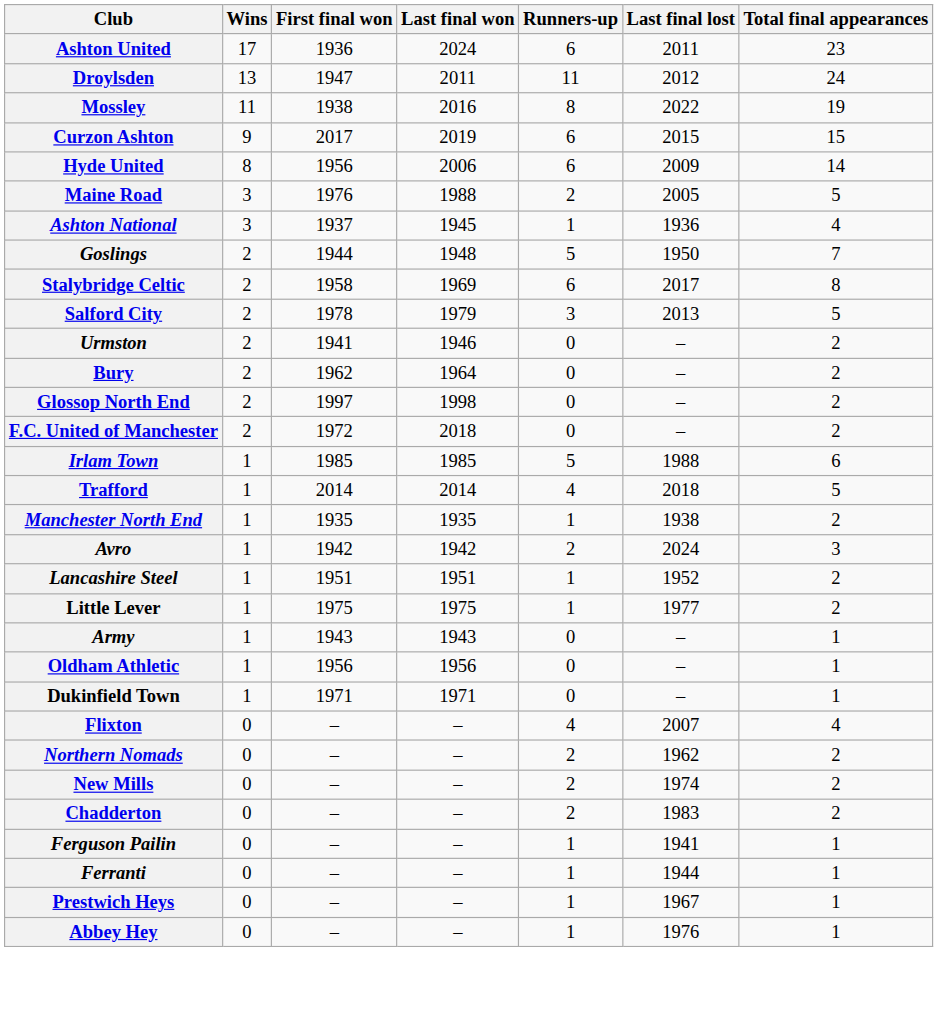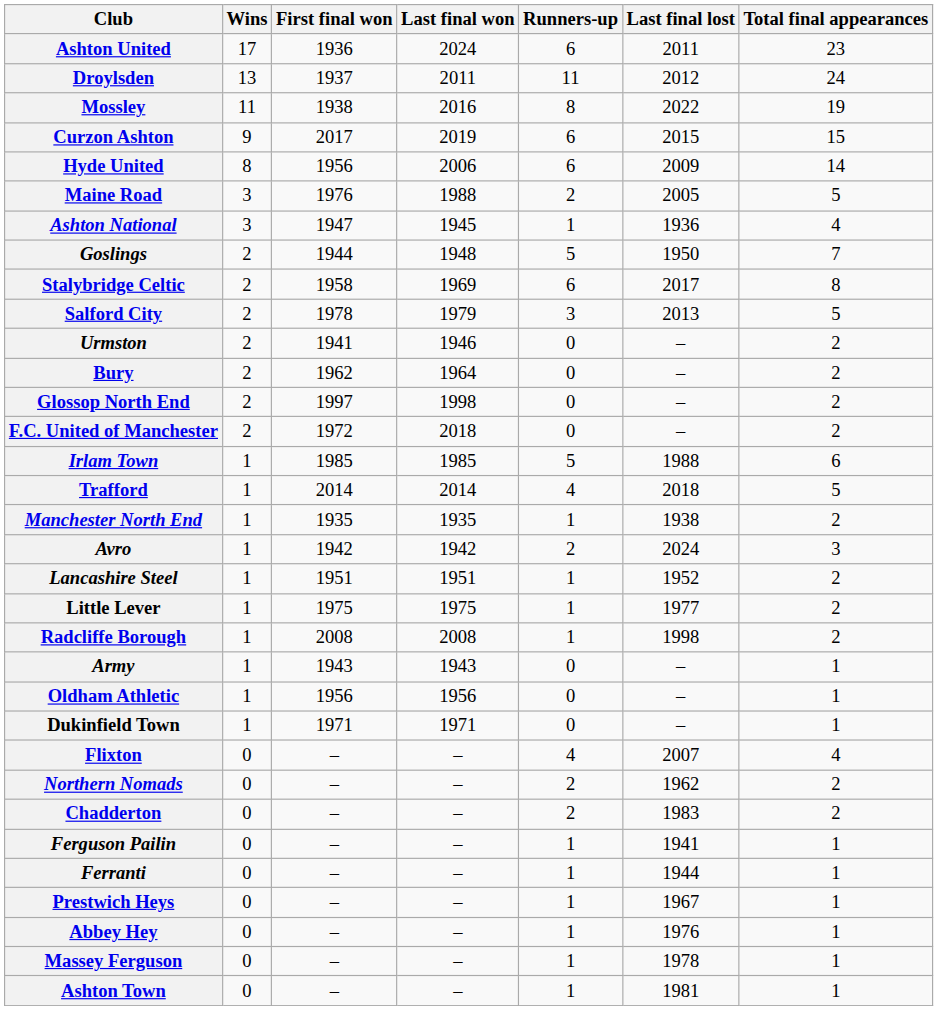(334, 78) 1947 -> (334, 78) 1937
(334, 225) 1937 -> (334, 225) 1947
+ row: (113, 637)
- row: (113, 784)
+ row: (113, 961)
+ row: (113, 990)
